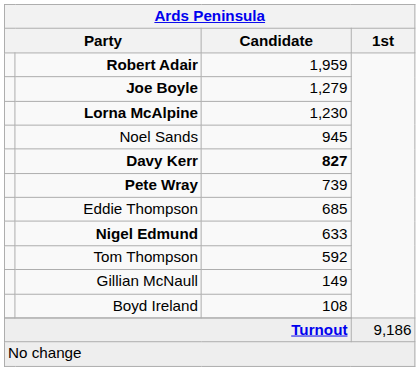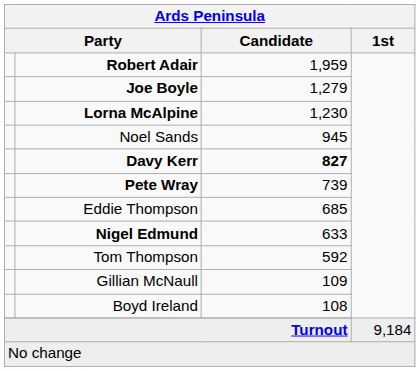(335, 281) 149 -> (335, 281) 109
(392, 329) 9,186 -> (392, 329) 9,184
